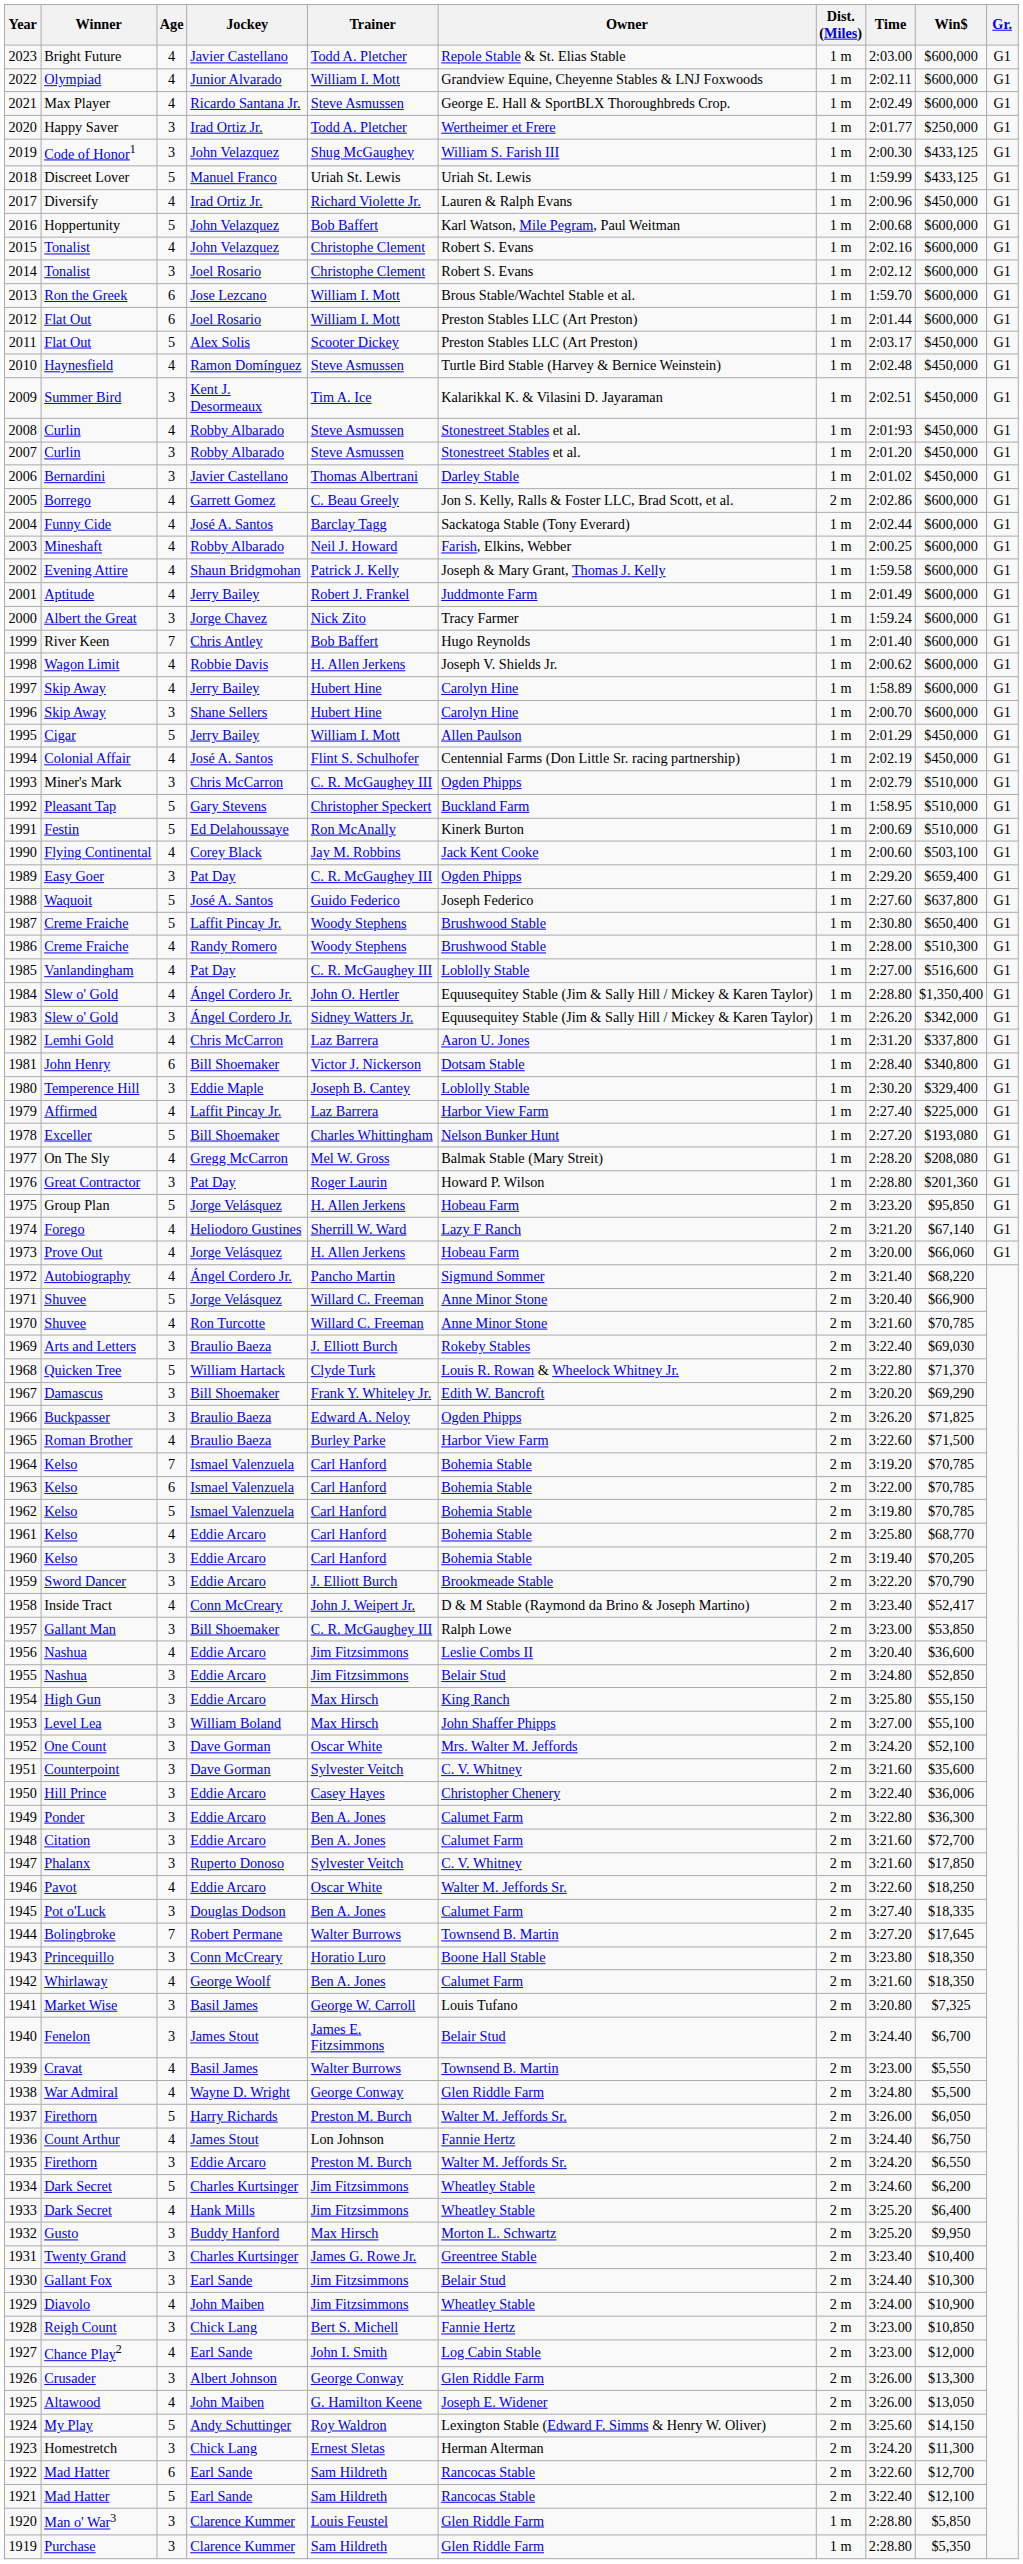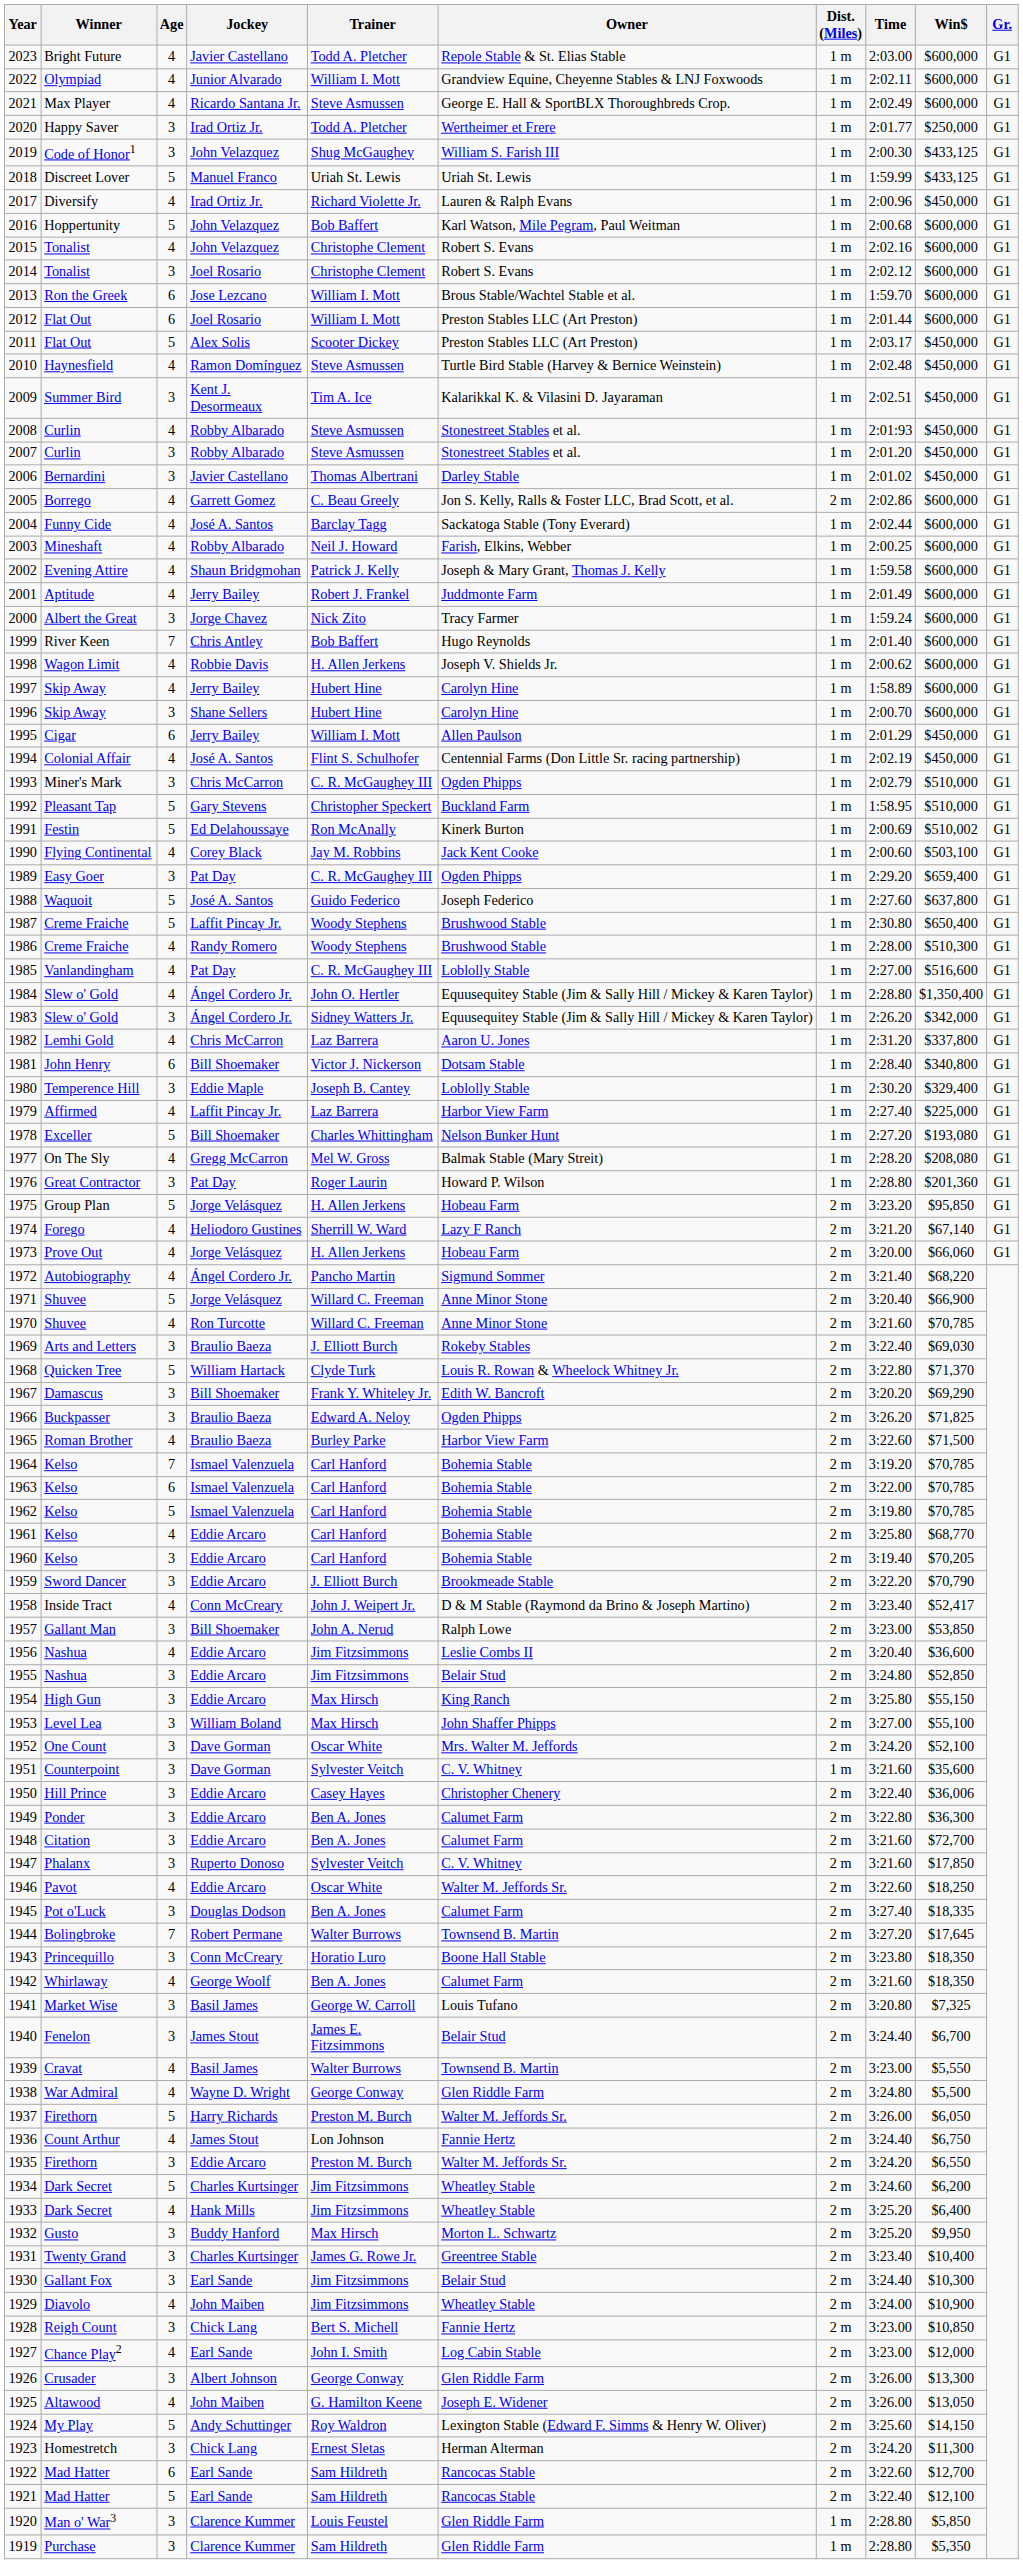(172, 735) 5 -> (172, 735) 6
(951, 829) $510,000 -> (951, 829) $510,002
(371, 1629) C. R. McGaughey III -> (352, 1629) John A. Nerud
(841, 1770) 2 m -> (841, 1770) 1 m
